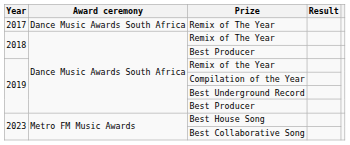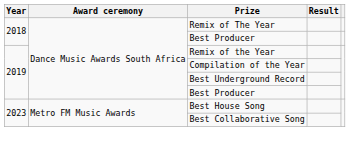- row: (16, 25)
